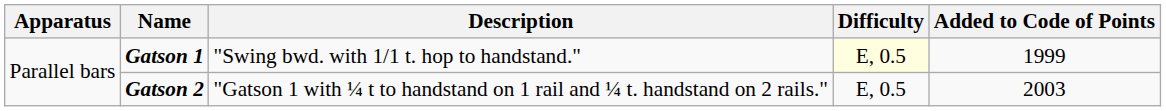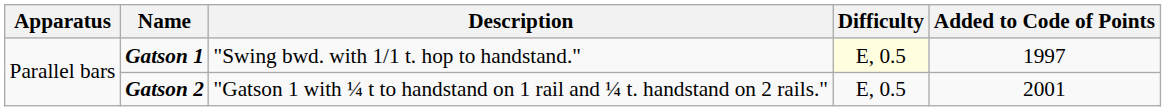(1044, 55) 1999 -> (1044, 55) 1997
(1044, 88) 2003 -> (1044, 88) 2001
